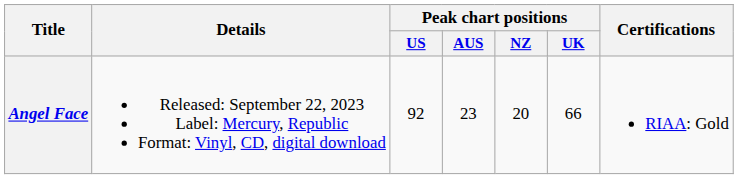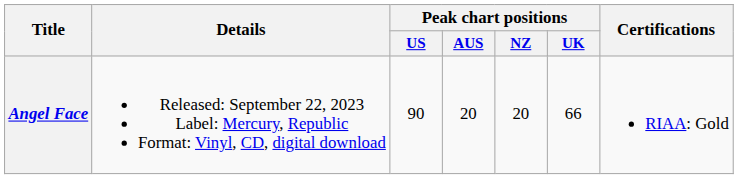(416, 114) 92 -> (416, 114) 90
(468, 114) 23 -> (468, 114) 20
